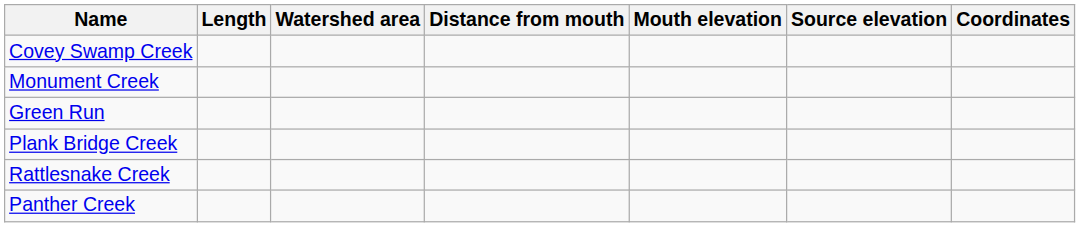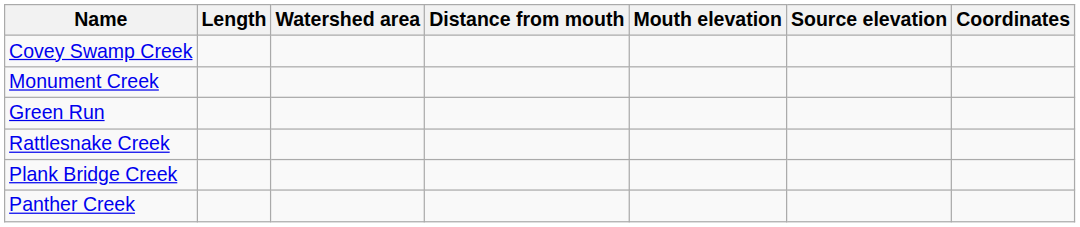rows swapped: (89, 174) <-> (93, 143)
